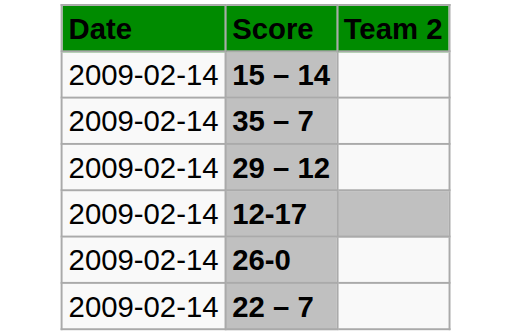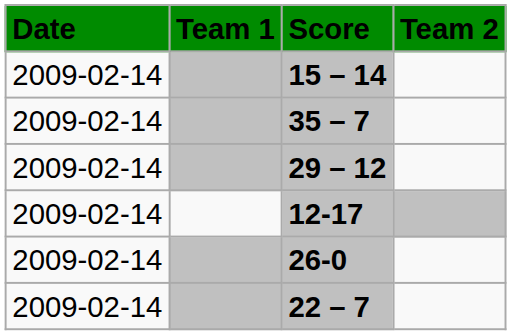+ column: (225, 28)
